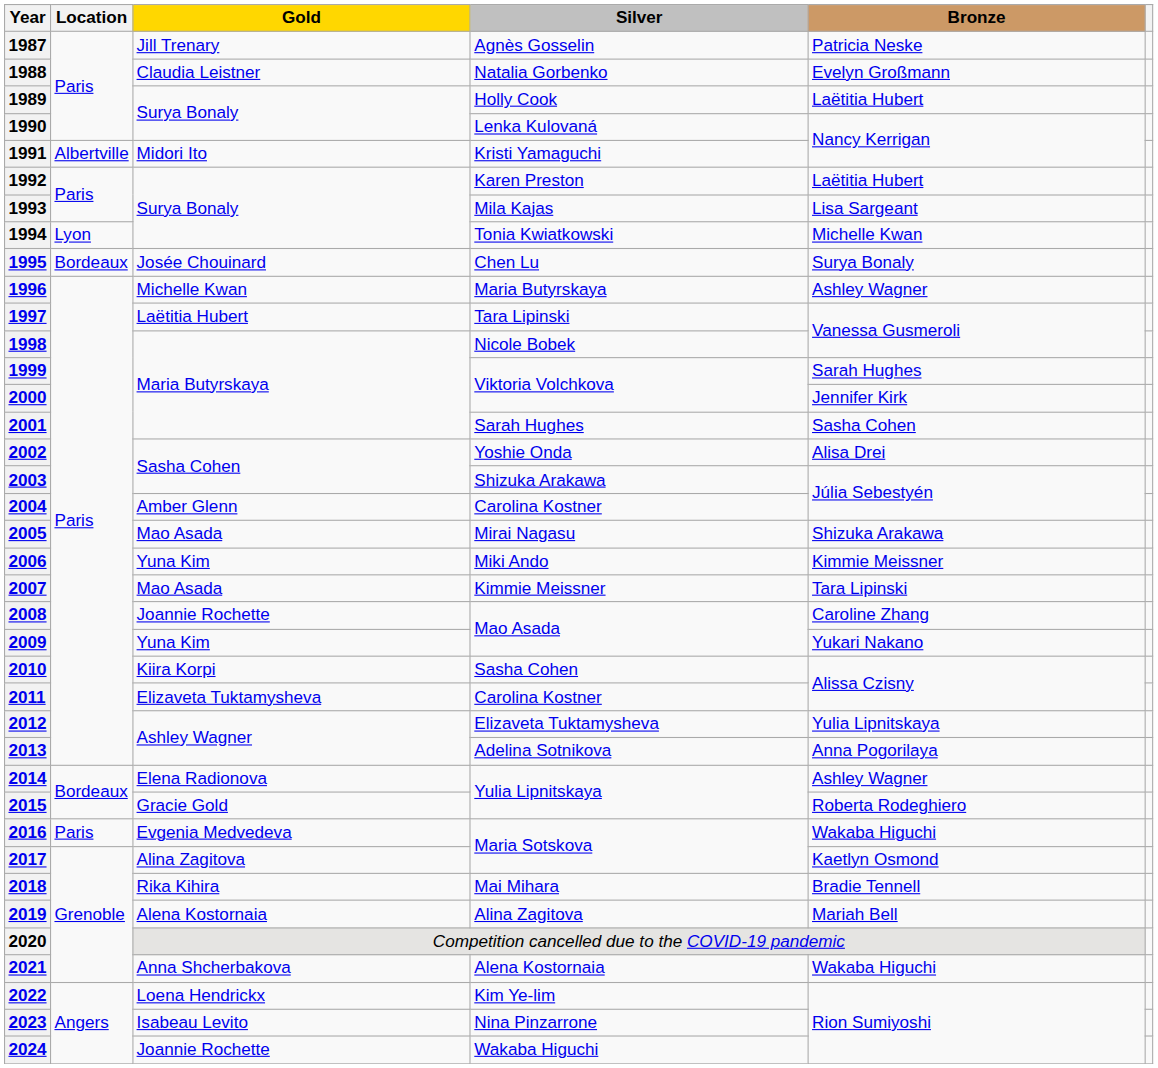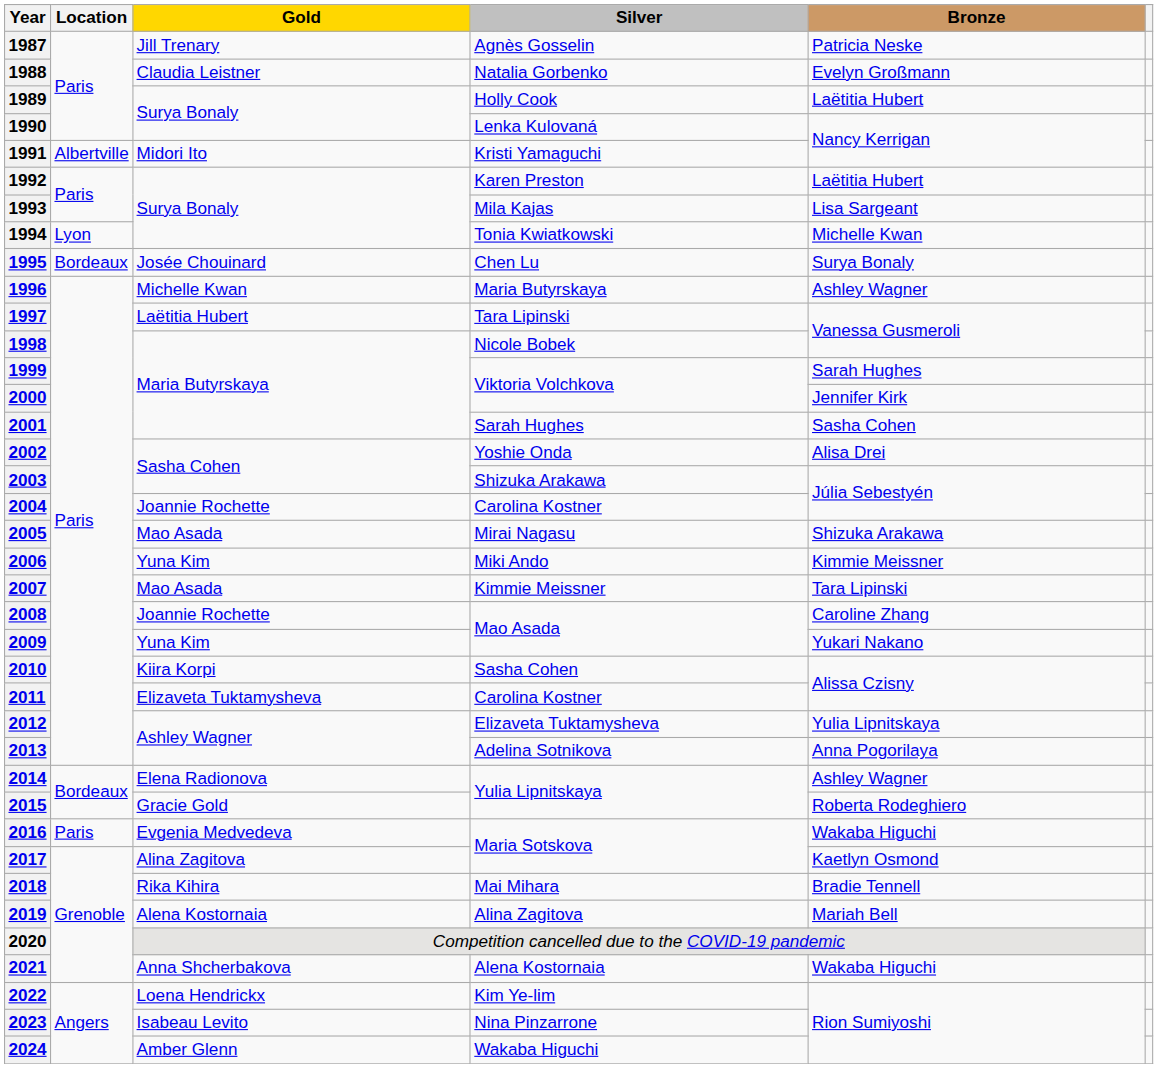(187, 506) Amber Glenn -> (203, 506) Joannie Rochette
(203, 1049) Joannie Rochette -> (187, 1049) Amber Glenn
